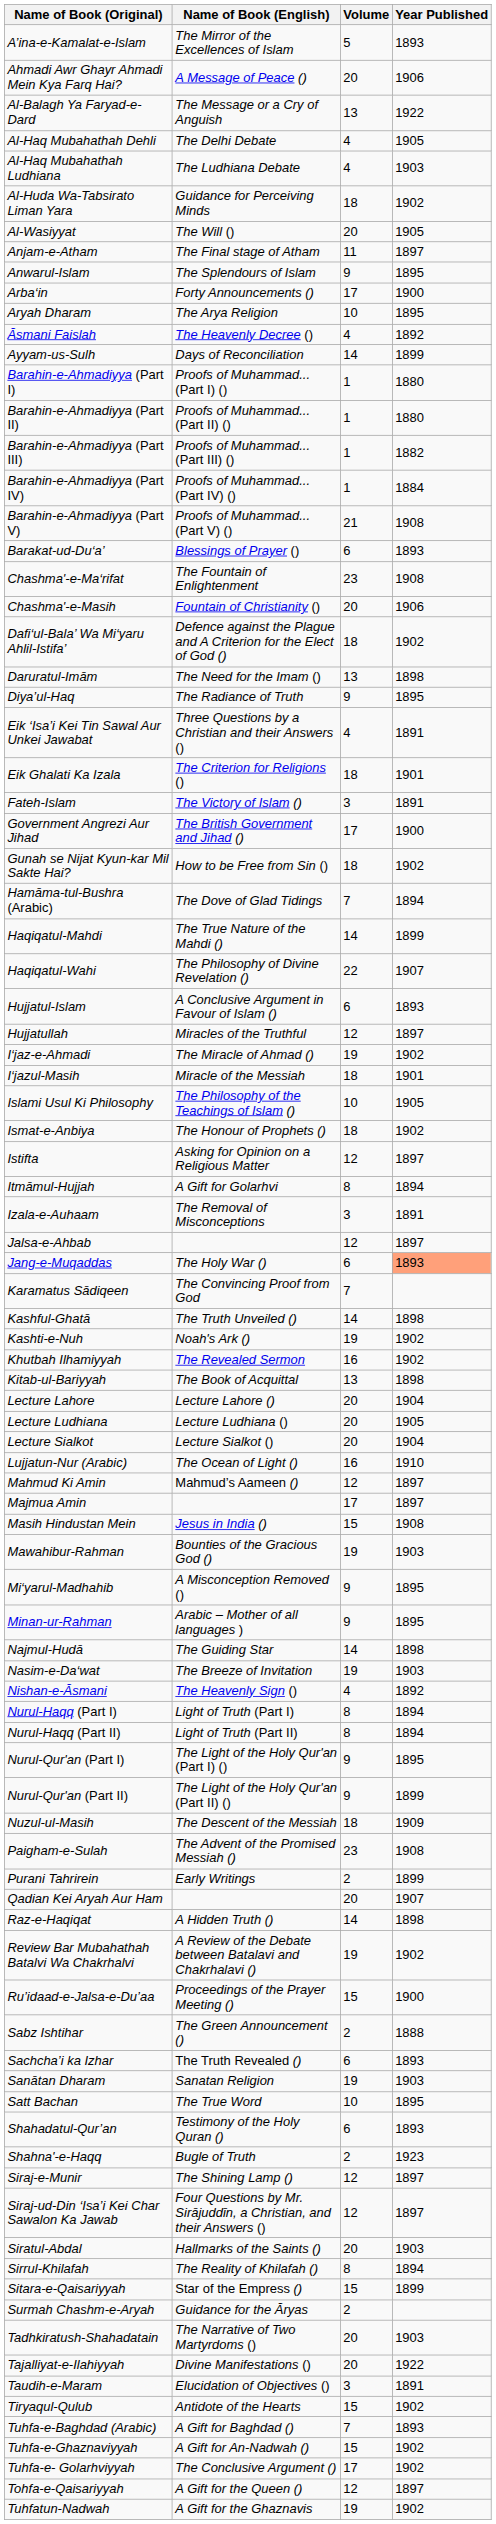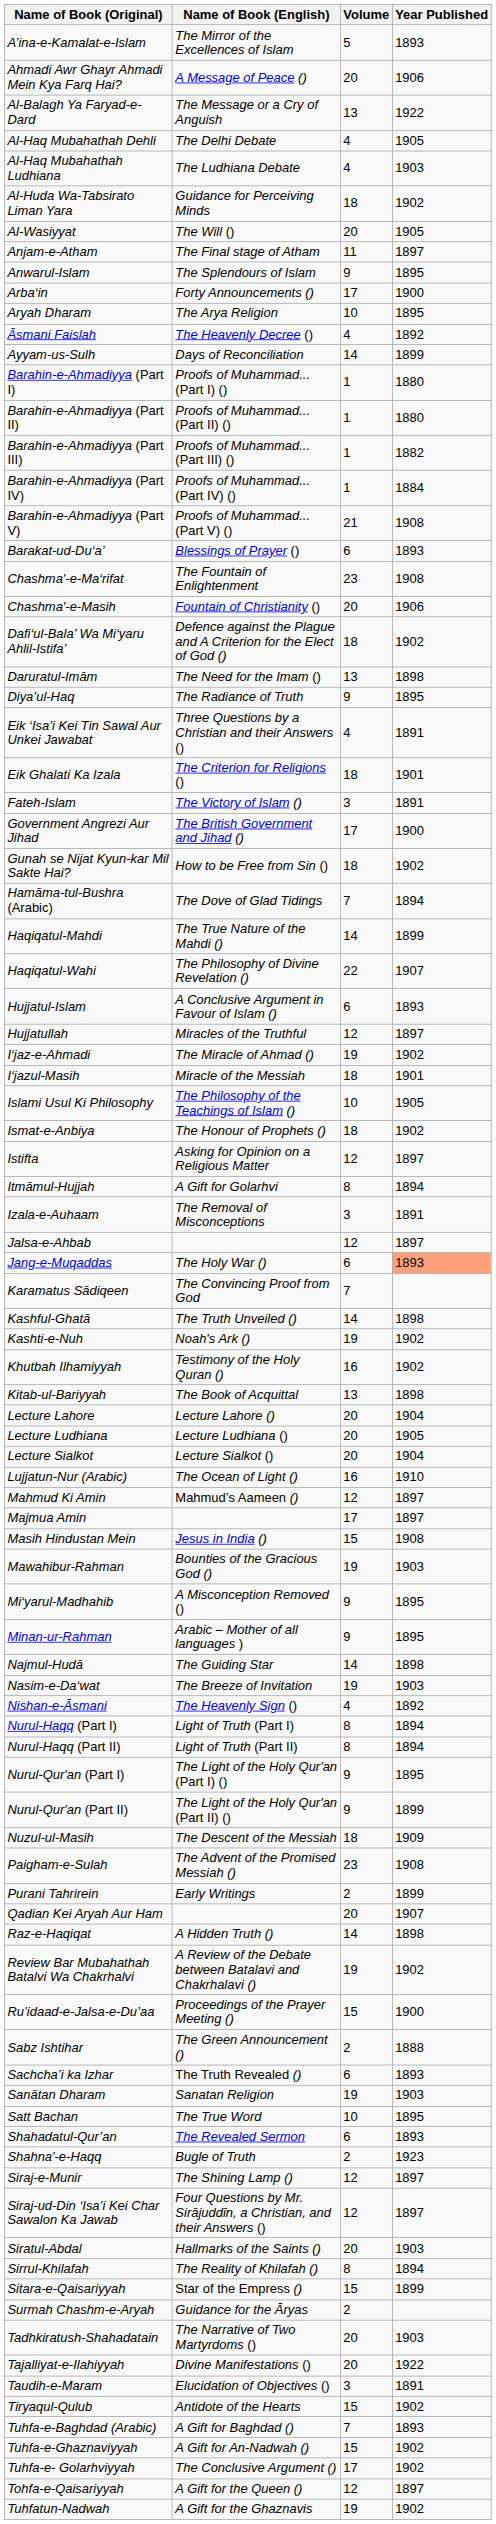(240, 1359) The Revealed Sermon -> (237, 1367) Testimony of the Holy Quran ()
(237, 2129) Testimony of the Holy Quran () -> (240, 2136) The Revealed Sermon
